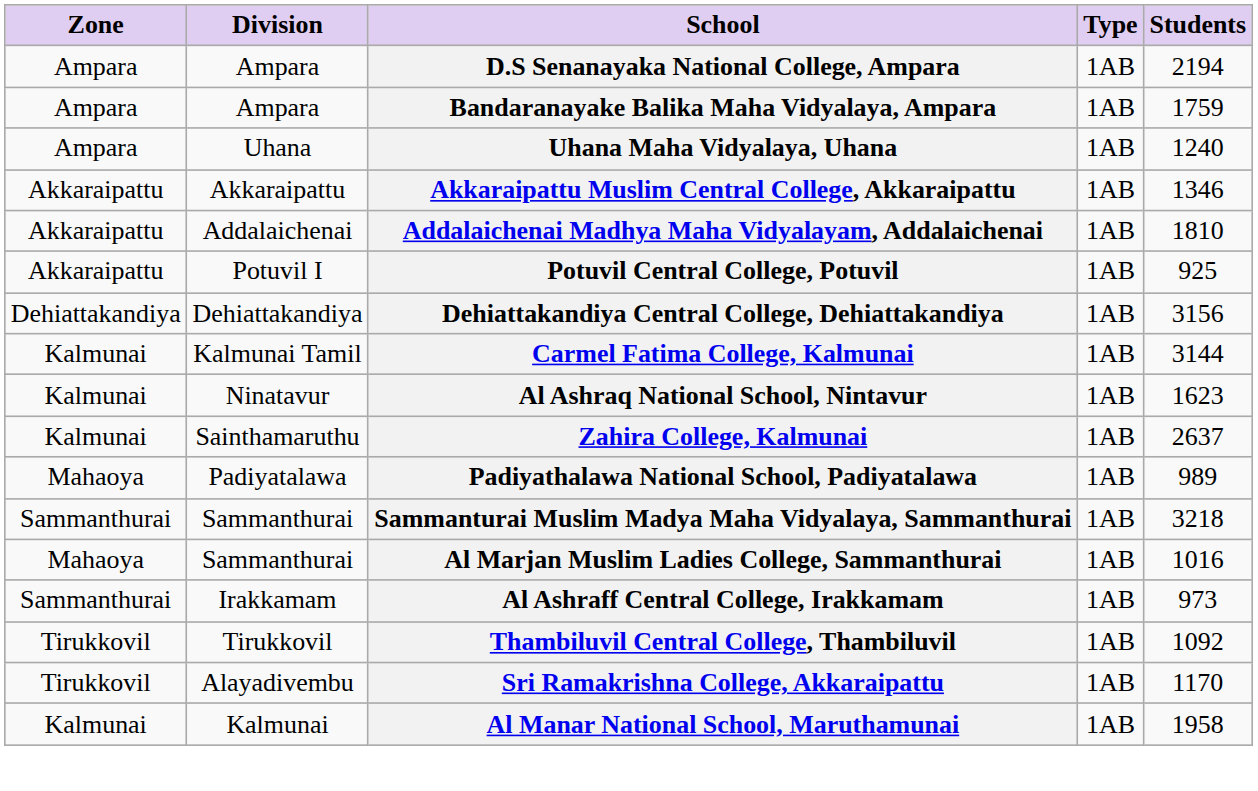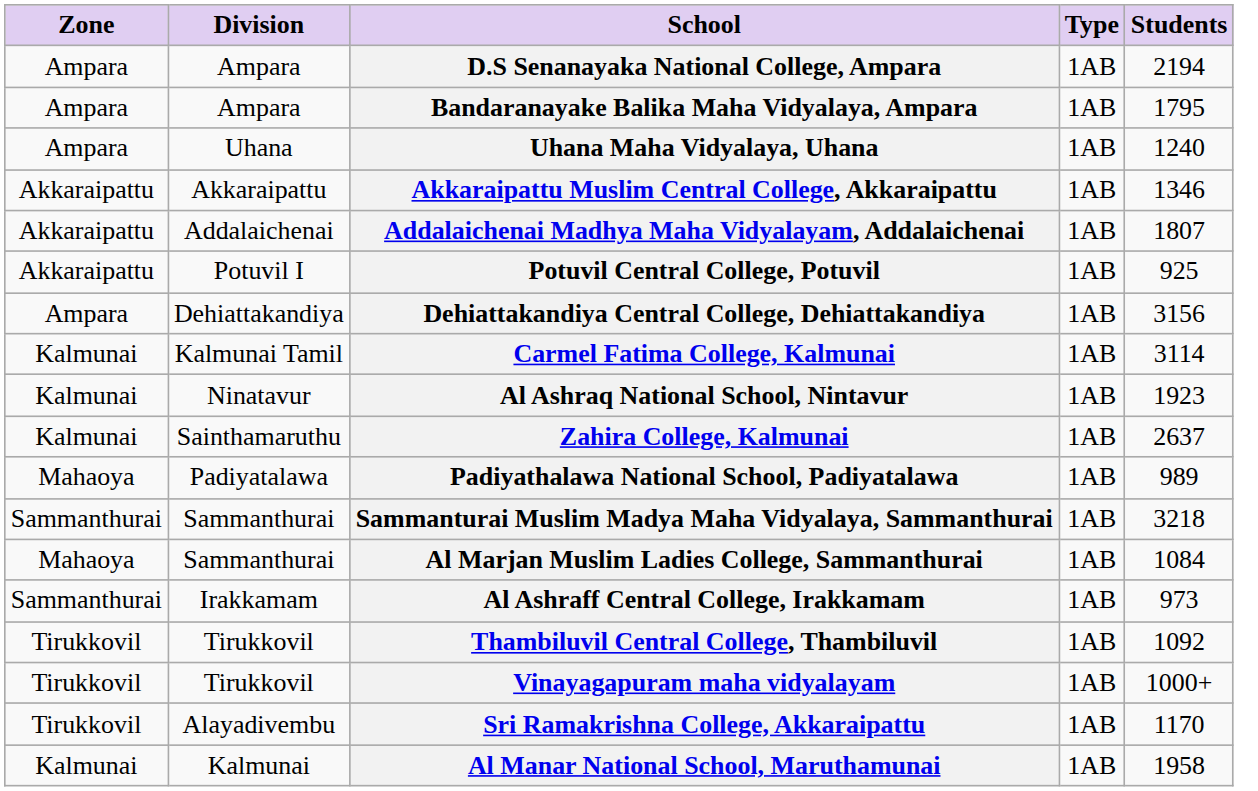(1198, 107) 1759 -> (1179, 107) 1795
(1198, 230) 1810 -> (1179, 230) 1807
(96, 312) Dehiattakandiya -> (86, 312) Ampara
(1198, 353) 3144 -> (1179, 353) 3114
(1198, 395) 1623 -> (1179, 395) 1923
(1198, 559) 1016 -> (1179, 559) 1084
+ row: (704, 682)
